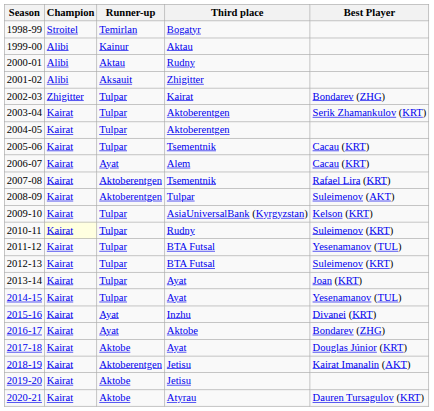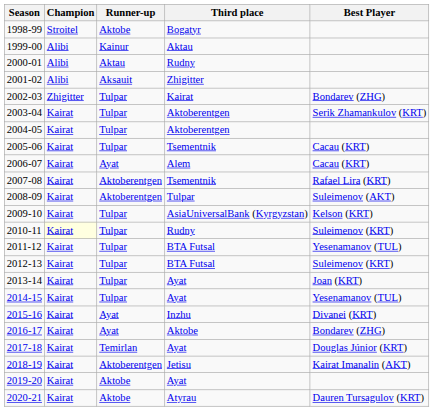(118, 29) Temirlan -> (115, 29) Aktobe
(115, 347) Aktobe -> (118, 347) Temirlan
(179, 381) Jetisu -> (177, 381) Ayat
